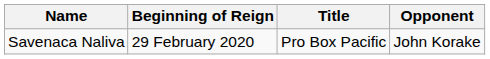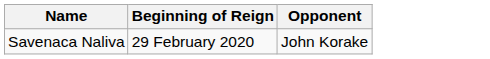- column: (334, 16)
